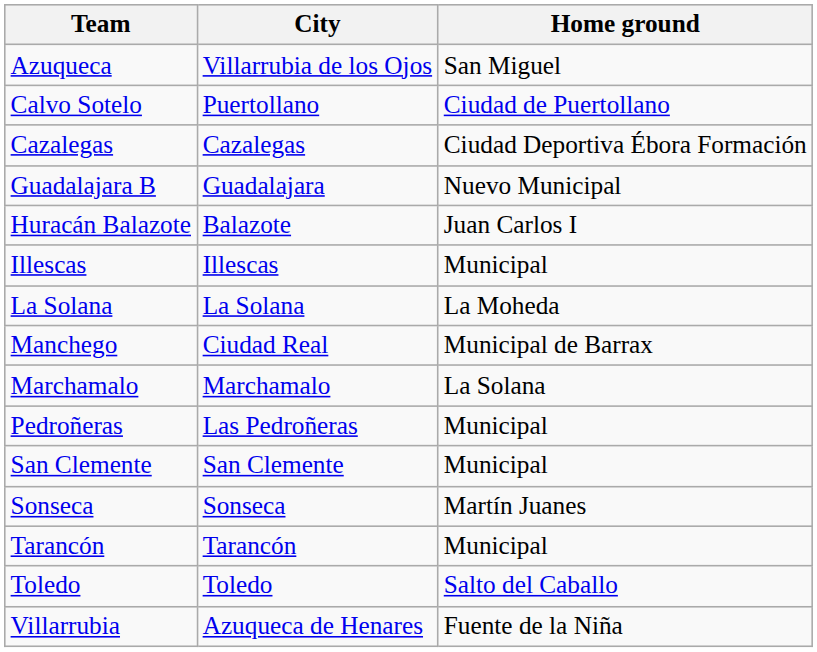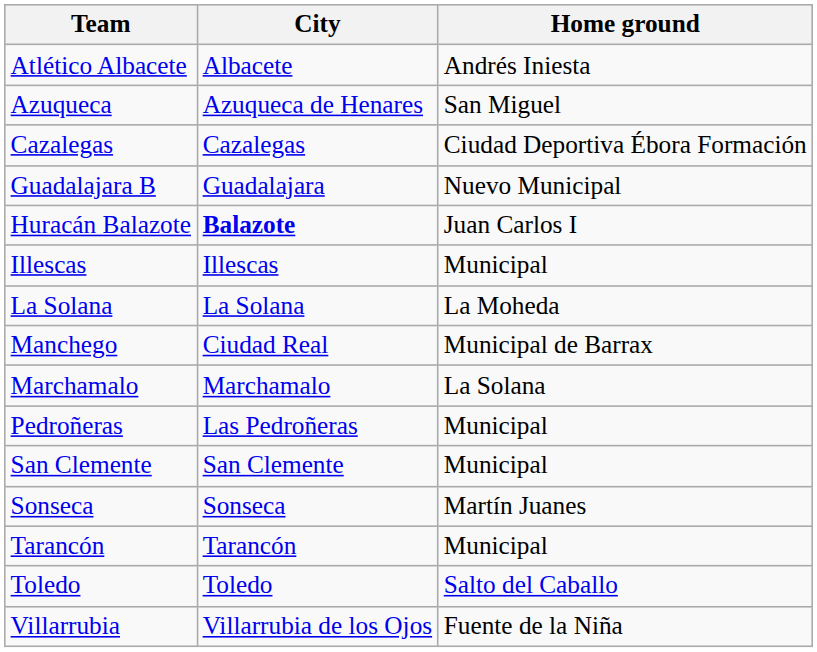+ row: (99, 64)
(317, 64) Villarrubia de los Ojos -> (313, 104) Azuqueca de Henares
- row: (76, 104)
(247, 225) normal -> (249, 225) bold
(313, 625) Azuqueca de Henares -> (317, 625) Villarrubia de los Ojos
